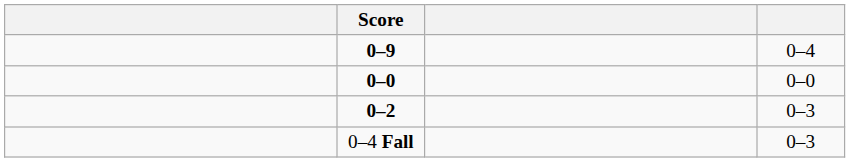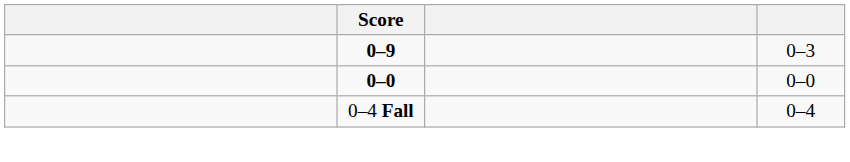(801, 50) 0–4 -> (801, 50) 0–3
- row: (381, 111)
(801, 141) 0–3 -> (801, 111) 0–4
